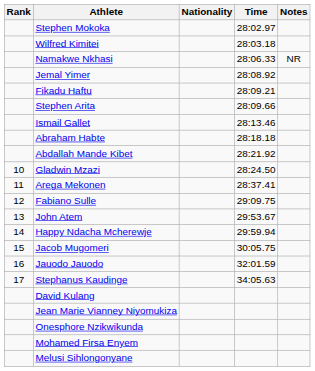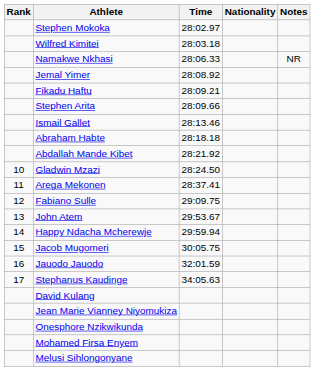columns swapped: (207, 12) <-> (256, 12)
